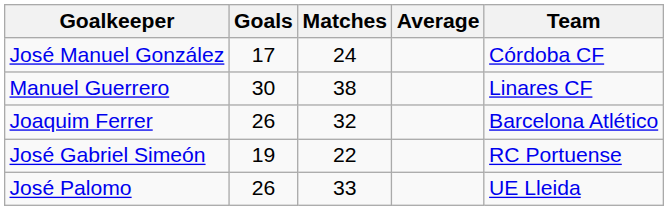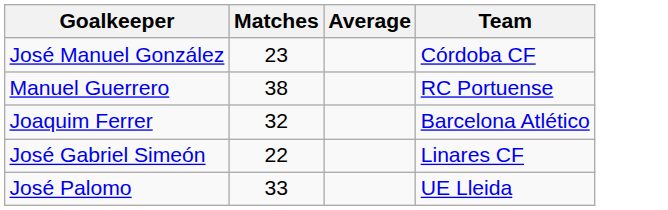- column: (263, 21)
(345, 54) 24 -> (276, 54) 23
(541, 88) Linares CF -> (487, 88) RC Portuense
(555, 155) RC Portuense -> (472, 155) Linares CF
